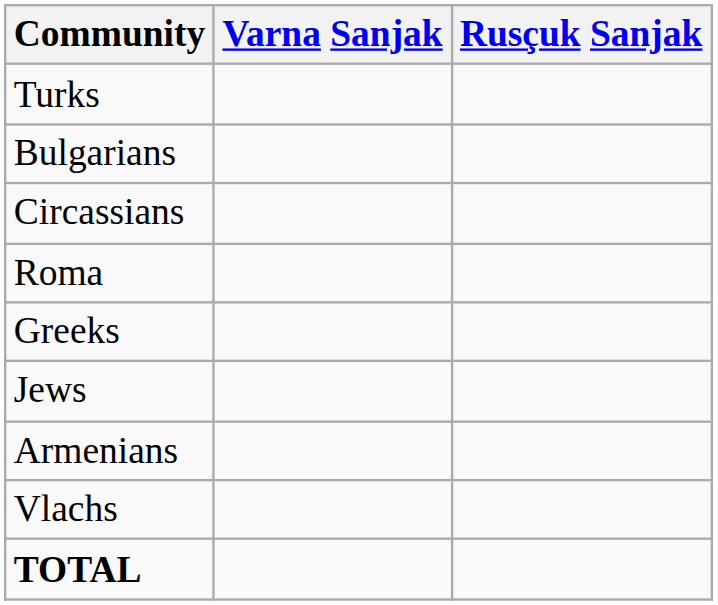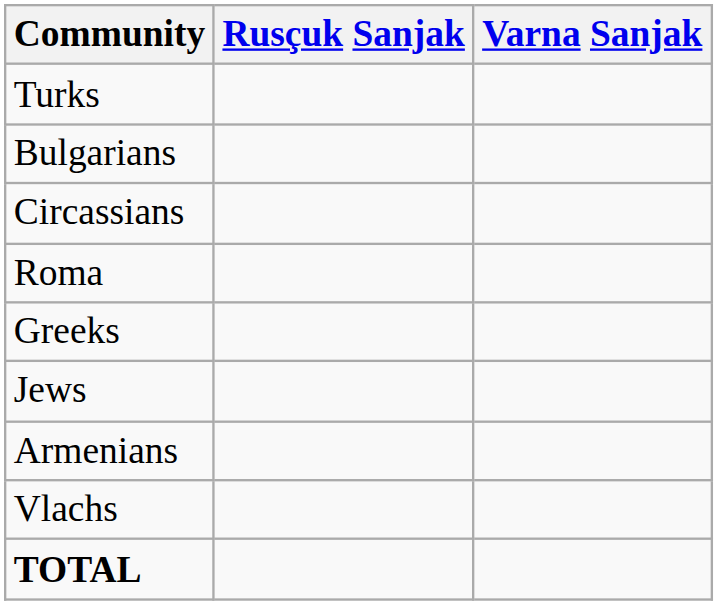columns swapped: (333, 34) <-> (581, 34)
